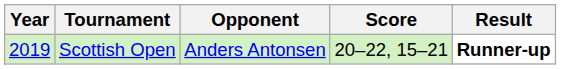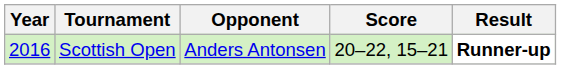(30, 49) 2019 -> (30, 49) 2016
